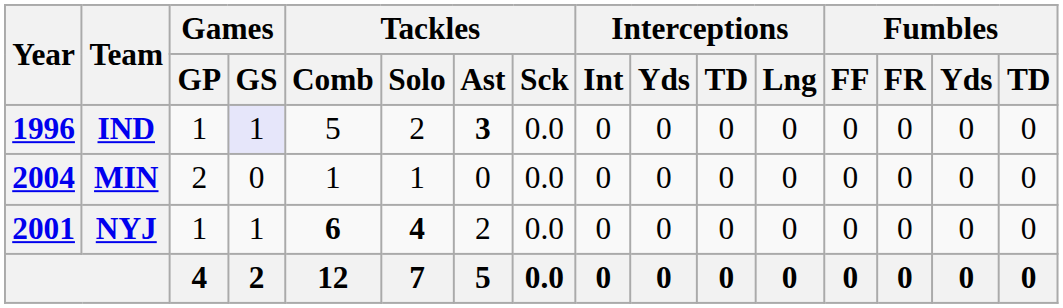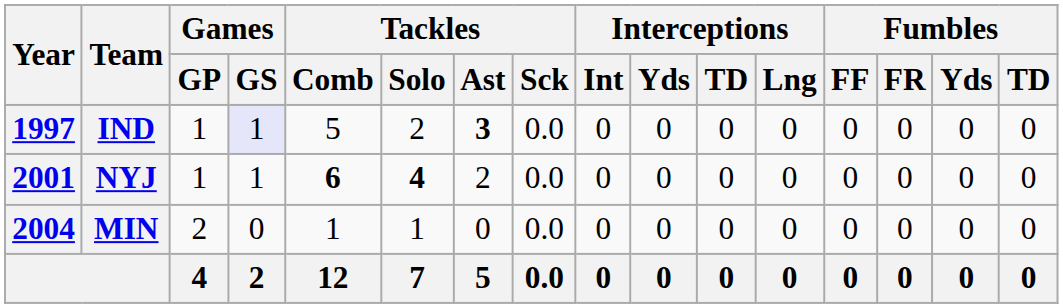(44, 128) 1996 -> (44, 128) 1997
rows swapped: (126, 228) <-> (126, 178)
